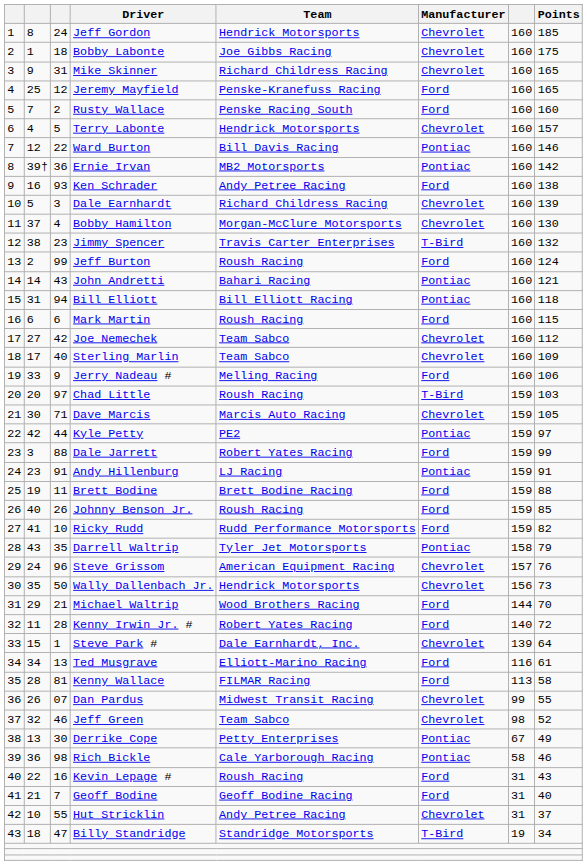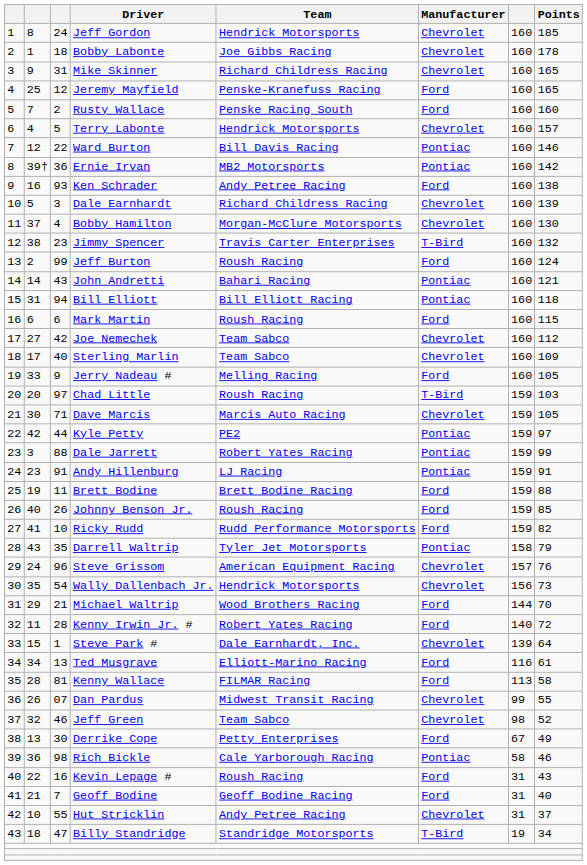(548, 52) 175 -> (548, 52) 178
(548, 376) 106 -> (548, 376) 105
(435, 453) Ford -> (446, 453) Pontiac
(61, 586) 50 -> (61, 586) 54
(446, 739) Pontiac -> (435, 739) Ford
